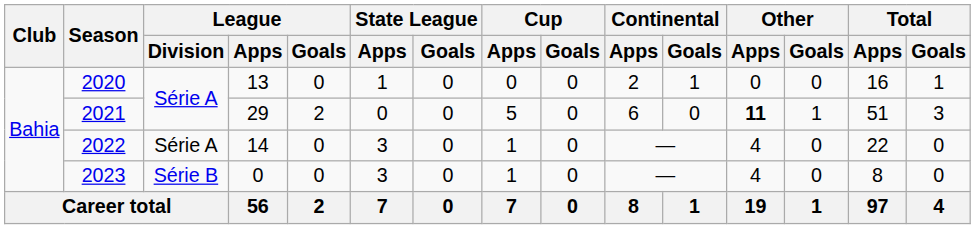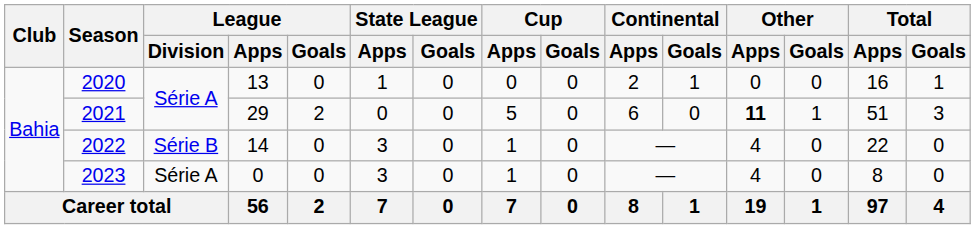(186, 144) Série A -> (186, 144) Série B
(186, 176) Série B -> (186, 176) Série A
